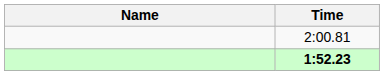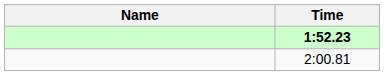rows swapped: (327, 59) <-> (327, 37)
